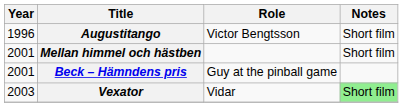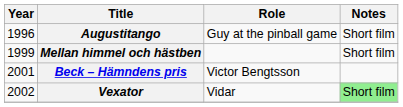(253, 33) Victor Bengtsson -> (272, 33) Guy at the pinball game
(21, 53) 2001 -> (21, 53) 1999
(272, 72) Guy at the pinball game -> (253, 72) Victor Bengtsson
(21, 92) 2003 -> (21, 92) 2002
